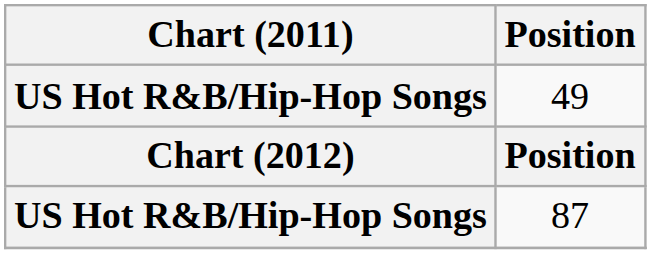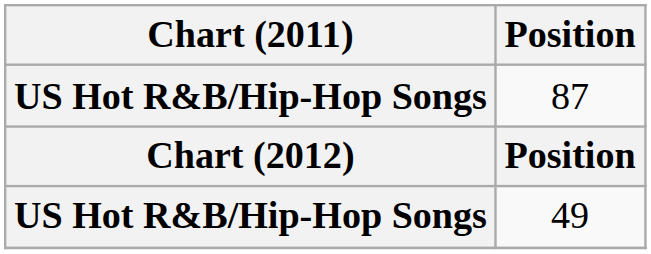rows swapped: (570, 95) <-> (570, 215)
